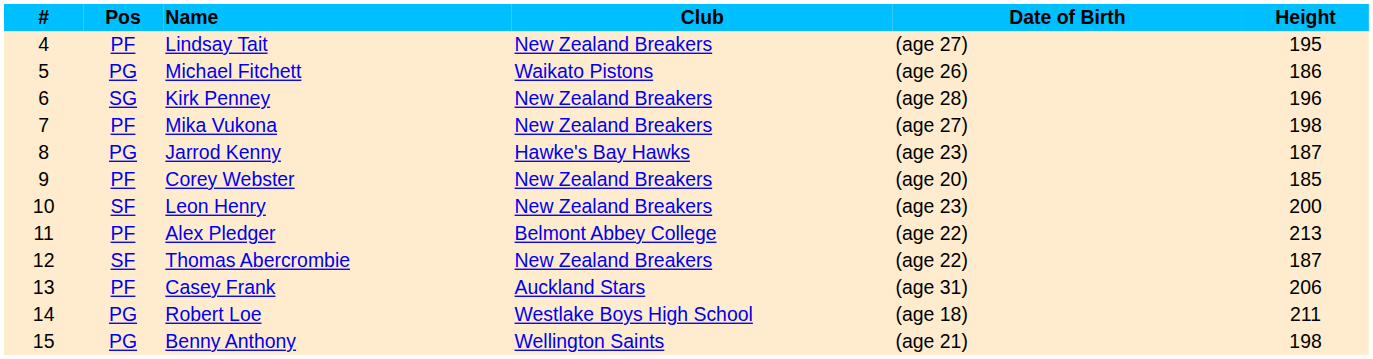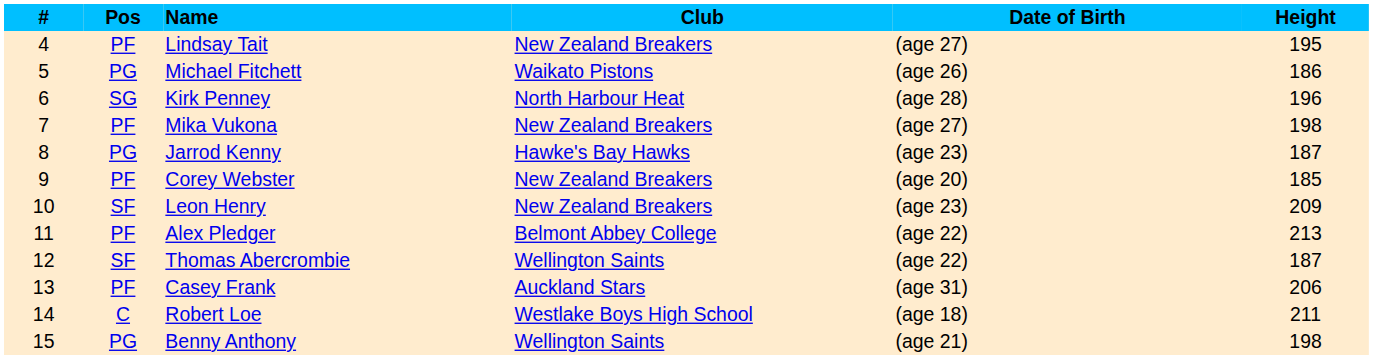(613, 98) New Zealand Breakers -> (599, 98) North Harbour Heat
(1306, 206) 200 -> (1306, 206) 209
(613, 261) New Zealand Breakers -> (589, 261) Wellington Saints
(123, 315) PG -> (123, 315) C
